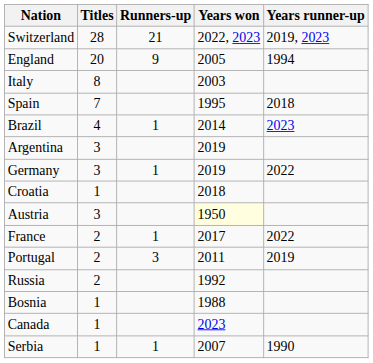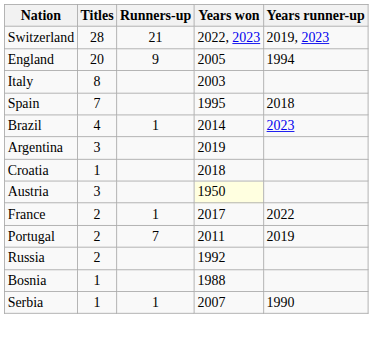- row: (34, 170)
(156, 258) 3 -> (156, 236) 7
- row: (29, 324)
